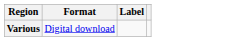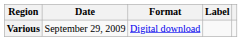+ column: (85, 12)
